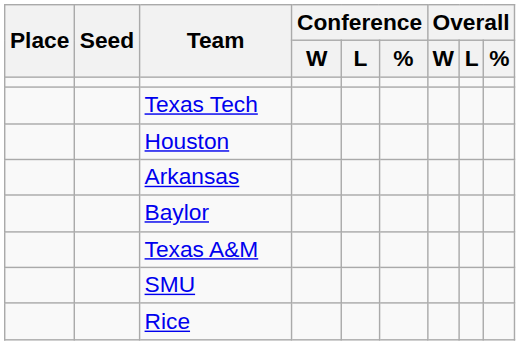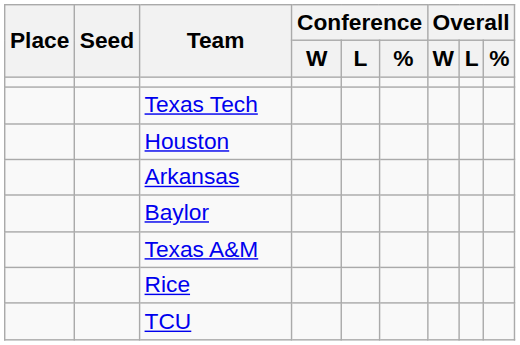- row: (170, 285)
+ row: (168, 321)
